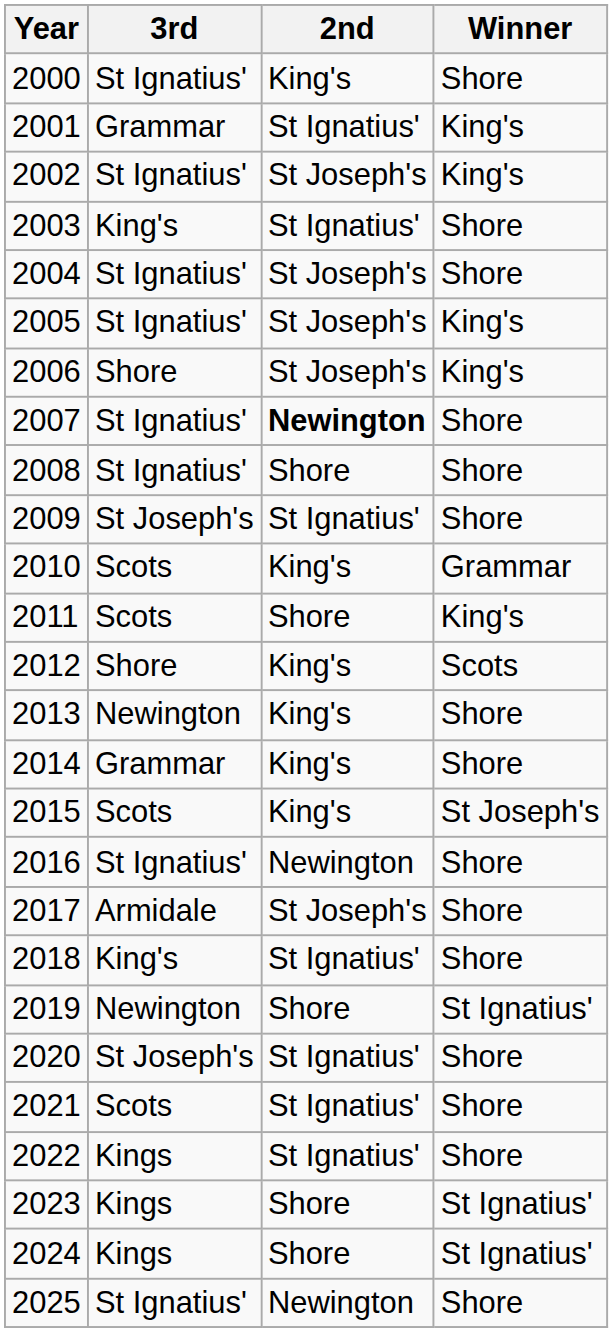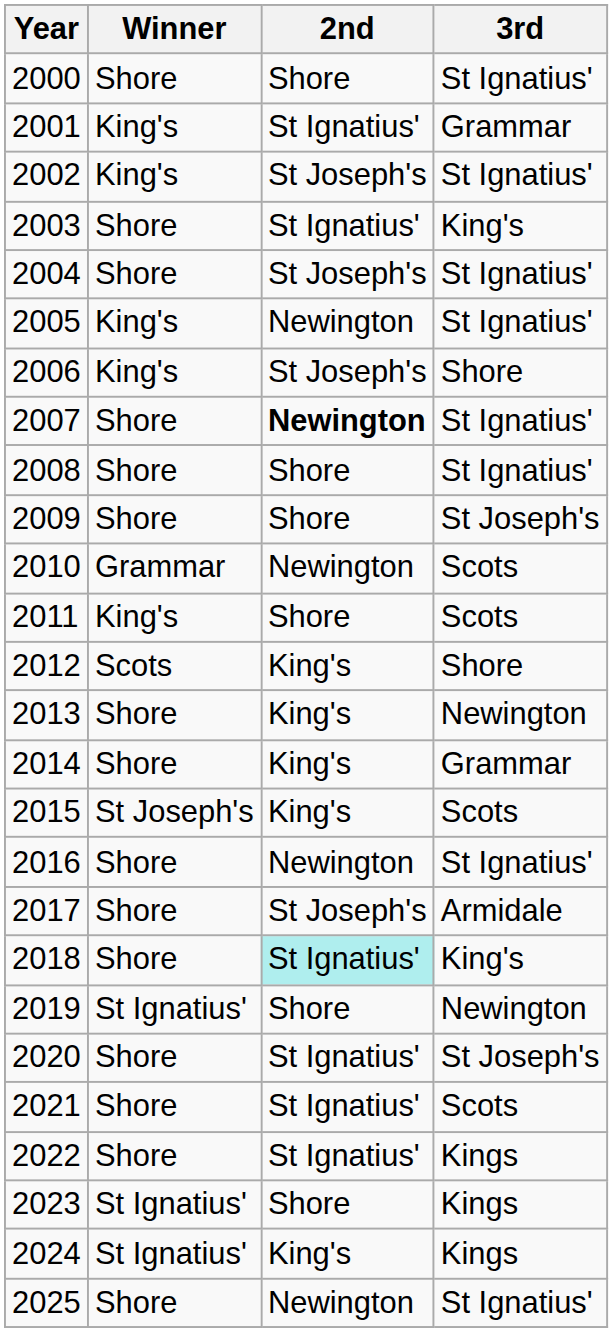columns swapped: (520, 28) <-> (174, 28)
(309, 77) King's -> (309, 77) Shore
(347, 322) St Joseph's -> (341, 322) Newington
(344, 518) St Ignatius' -> (309, 518) Shore
(309, 567) King's -> (341, 567) Newington
(344, 959) no background -> (344, 959) paleturquoise background
(309, 1253) Shore -> (309, 1253) King's
